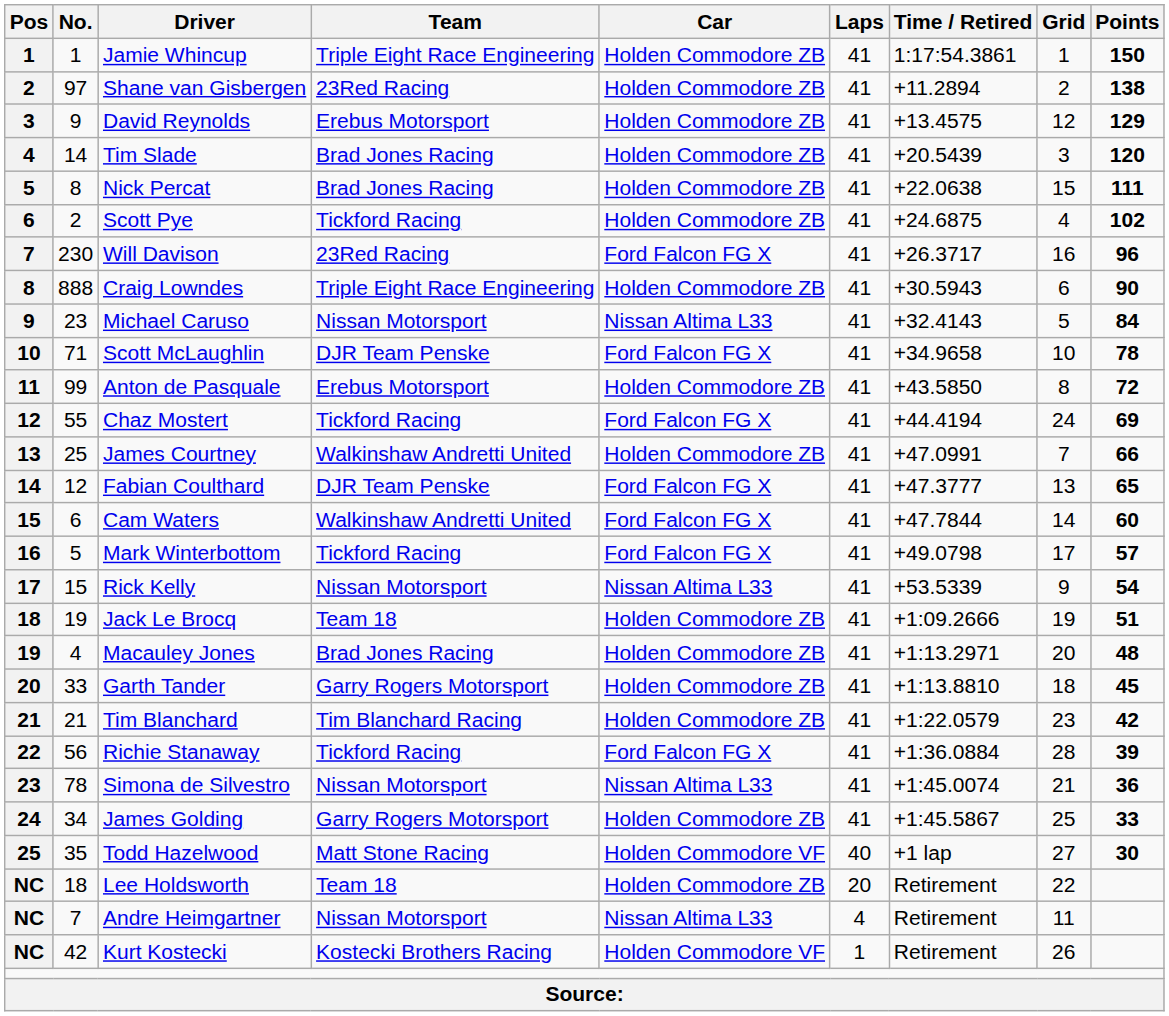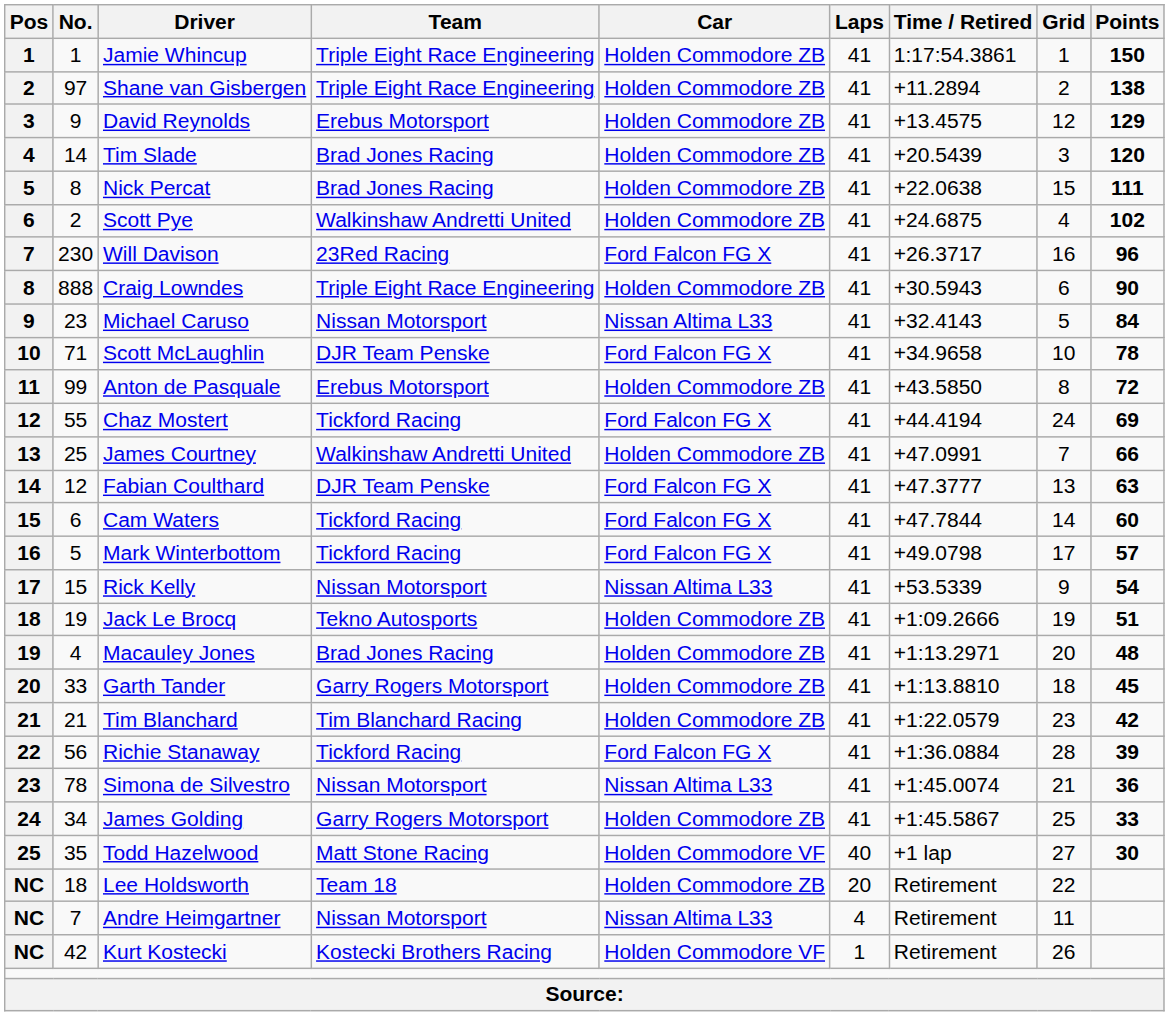(383, 88) 23Red Racing -> (455, 88) Triple Eight Race Engineering
(389, 221) Tickford Racing -> (444, 221) Walkinshaw Andretti United
(1127, 487) 65 -> (1127, 487) 63
(444, 520) Walkinshaw Andretti United -> (389, 520) Tickford Racing
(356, 620) Team 18 -> (397, 620) Tekno Autosports
